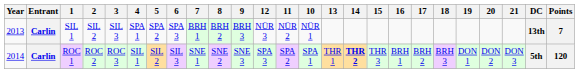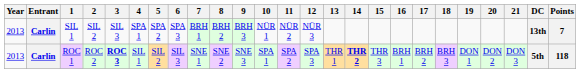columns swapped: (310, 11) <-> (265, 11)
(15, 56) 2014 -> (15, 56) 2013
(116, 56) normal -> (117, 56) bold
(561, 56) 120 -> (562, 56) 118
